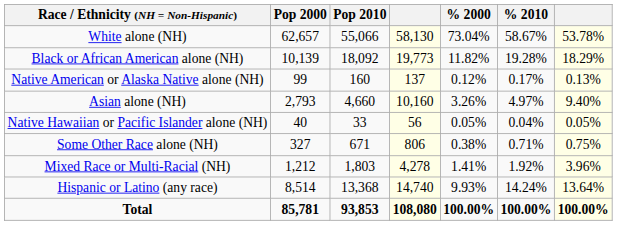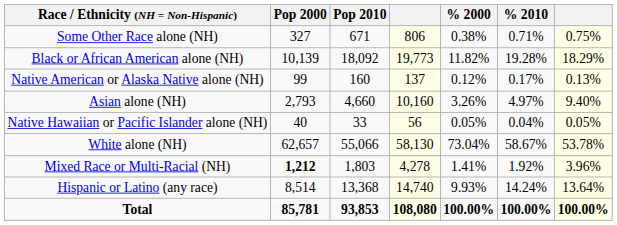rows swapped: (137, 36) <-> (137, 144)
(300, 166) normal -> (300, 166) bold
